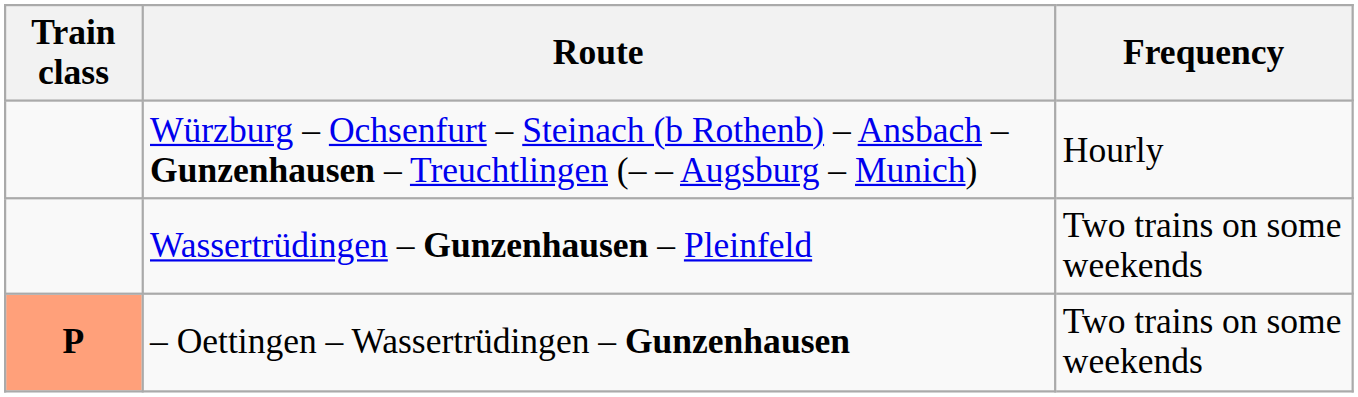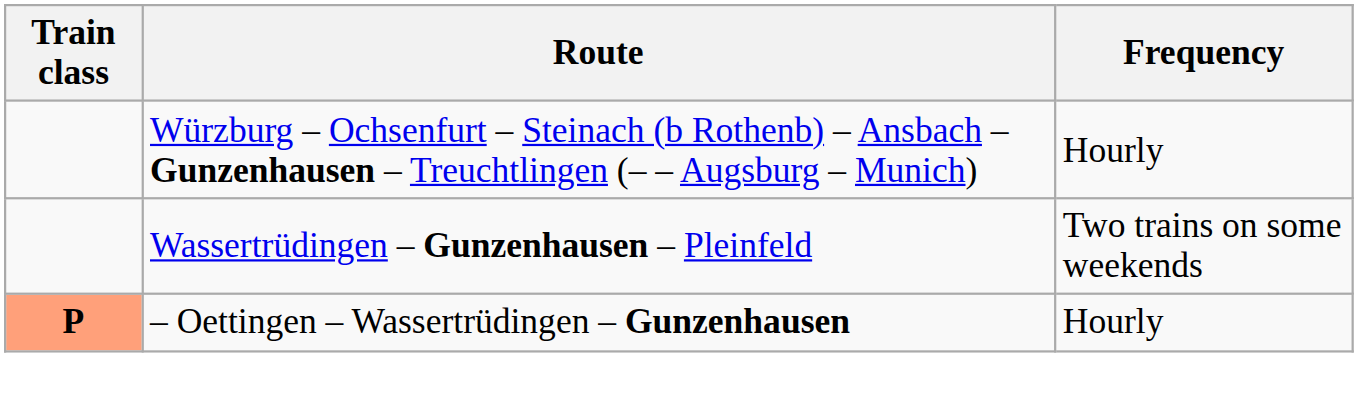(1202, 341) Two trains on some weekends -> (1113, 321) Hourly
